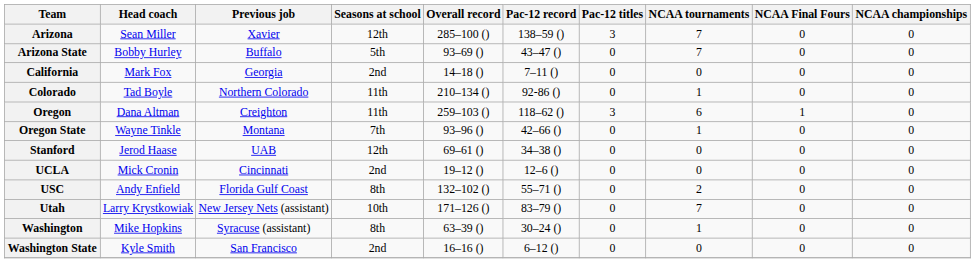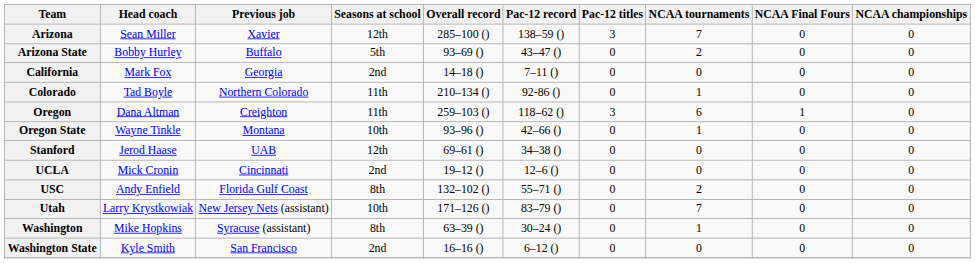(699, 53) 7 -> (699, 53) 2
(377, 131) 7th -> (377, 131) 10th
